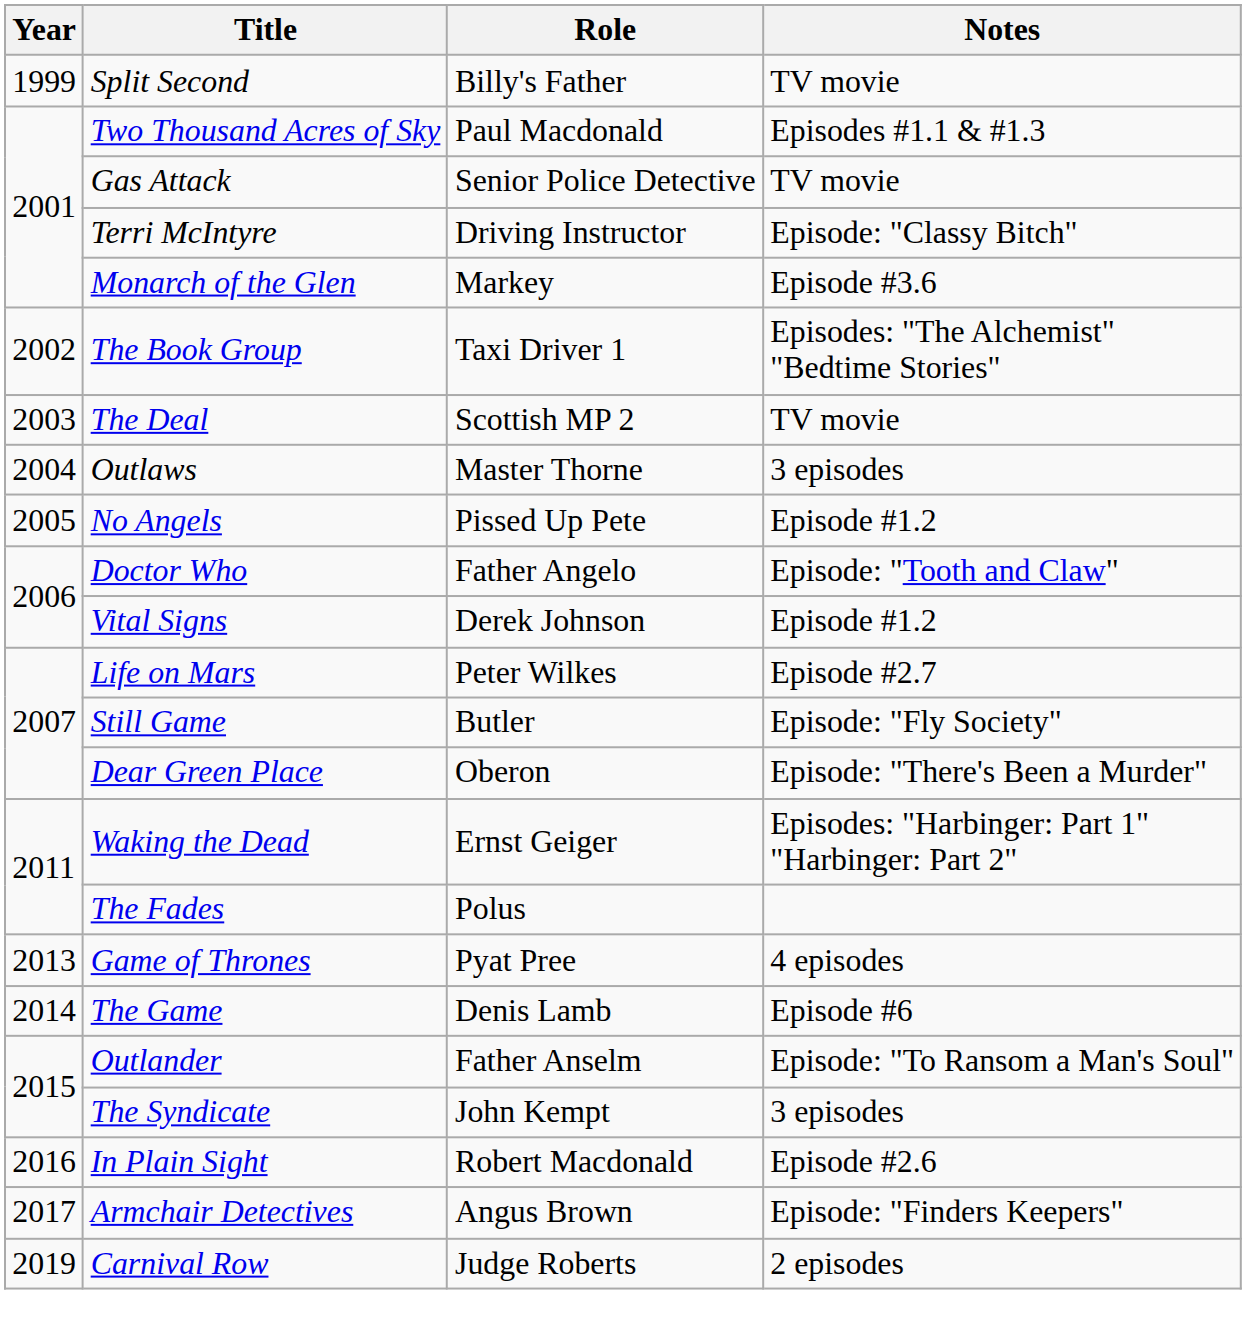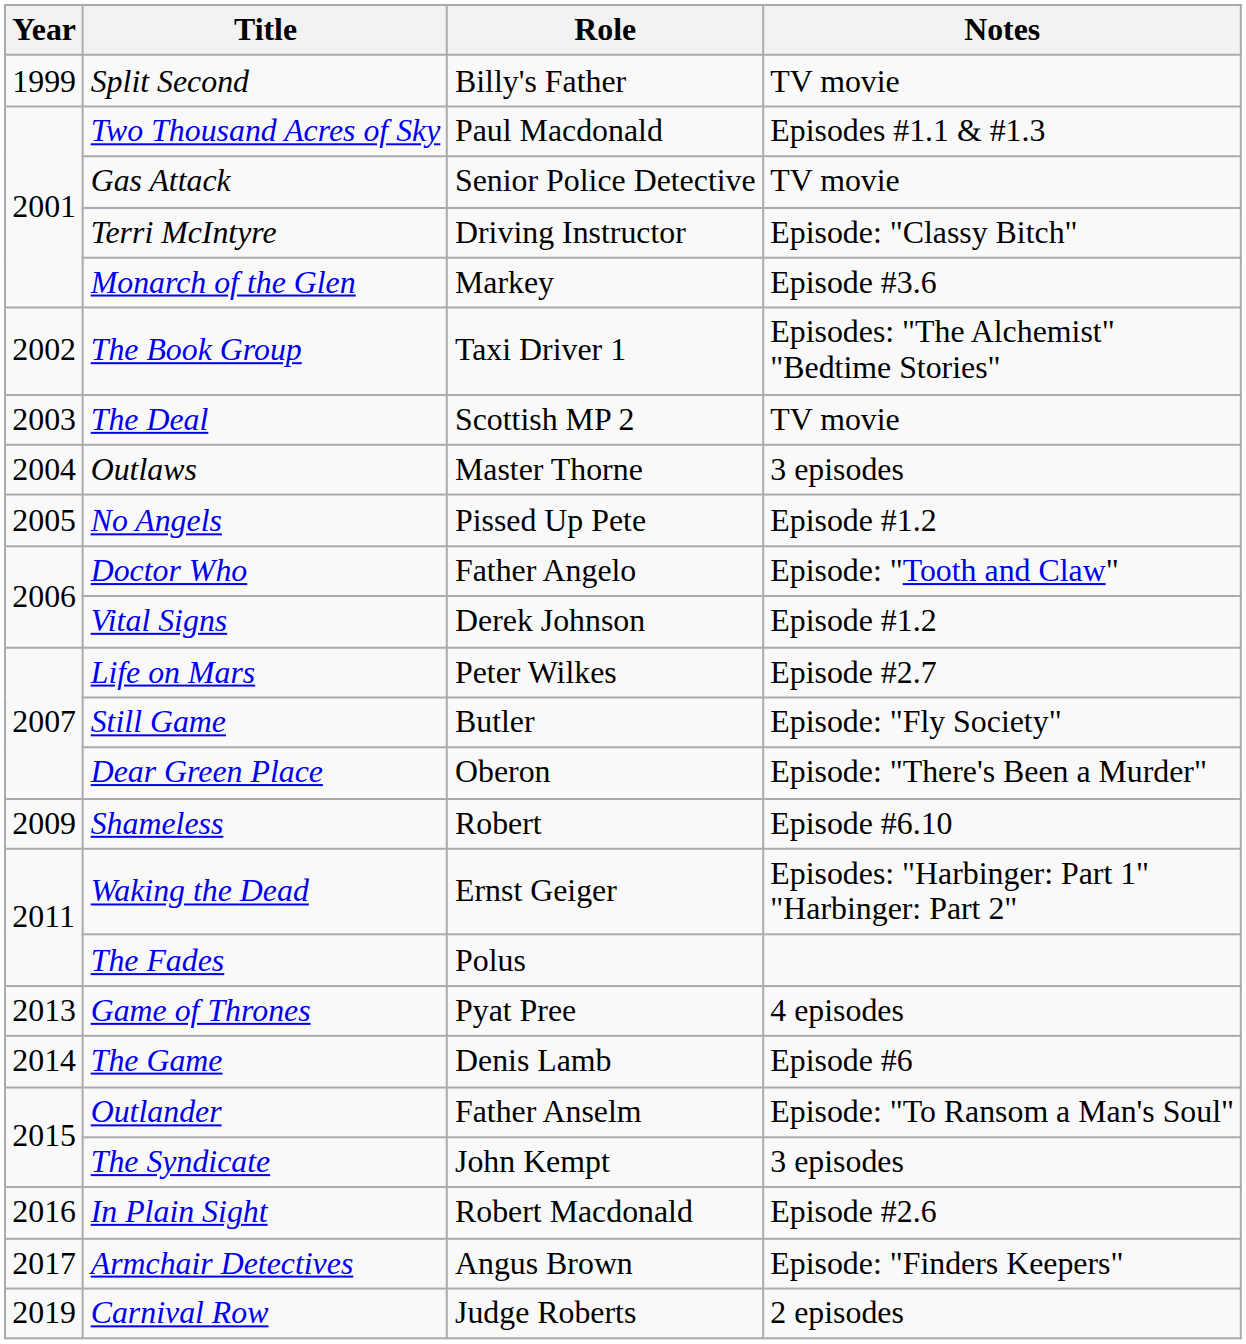+ row: (157, 823)
